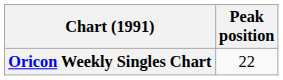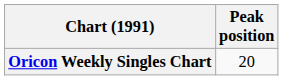(247, 61) 22 -> (247, 61) 20
